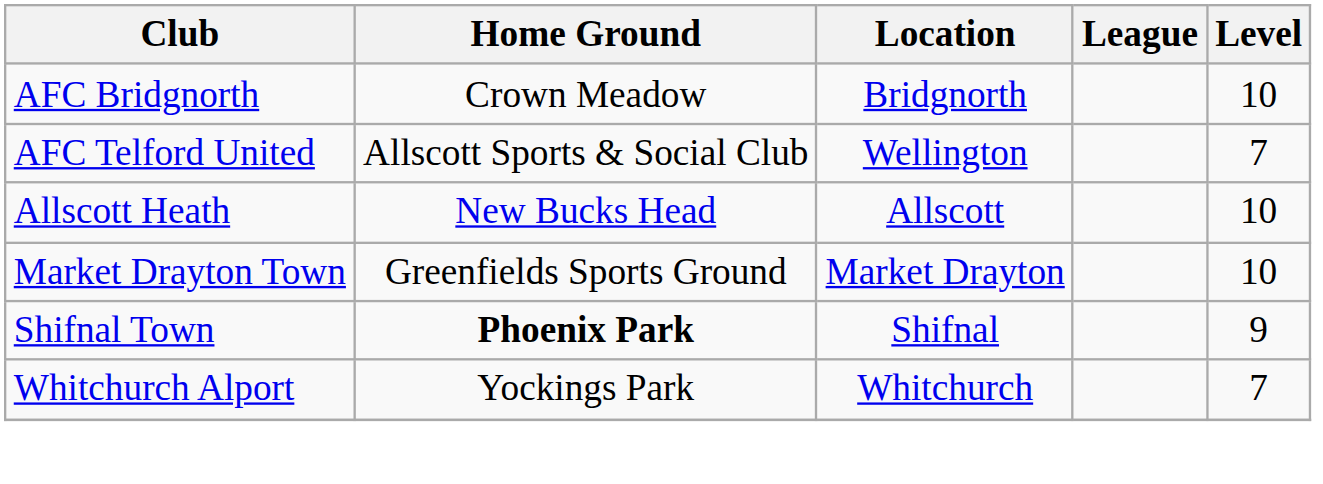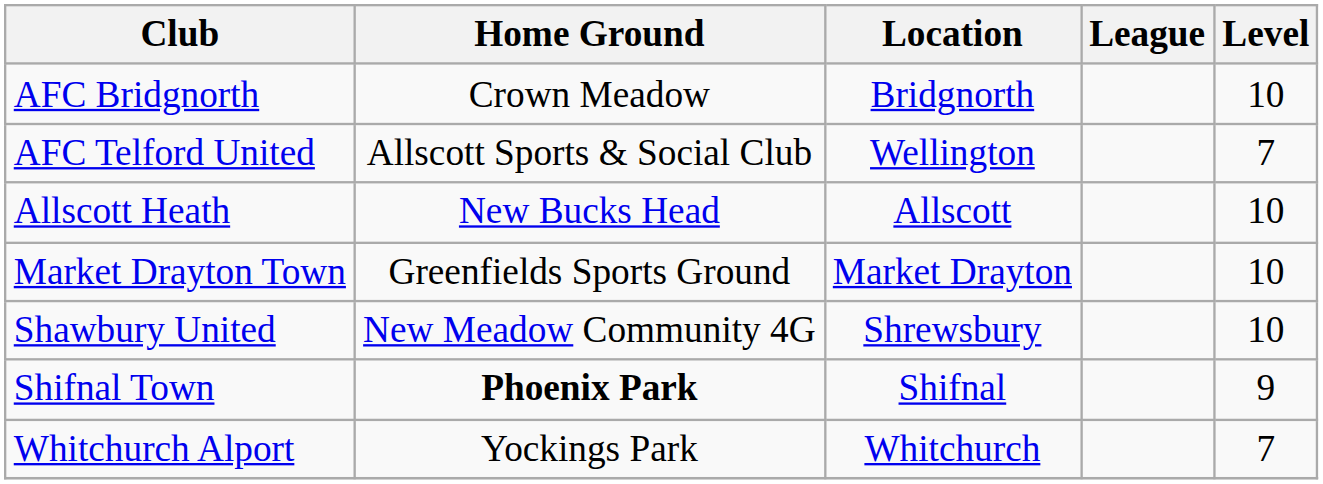+ row: (145, 329)
